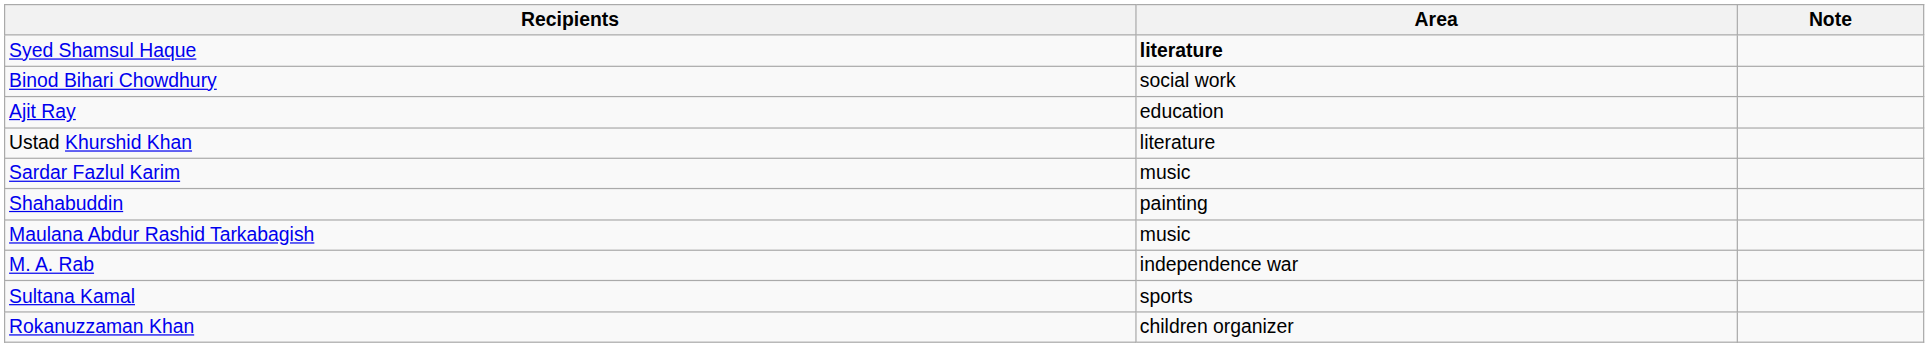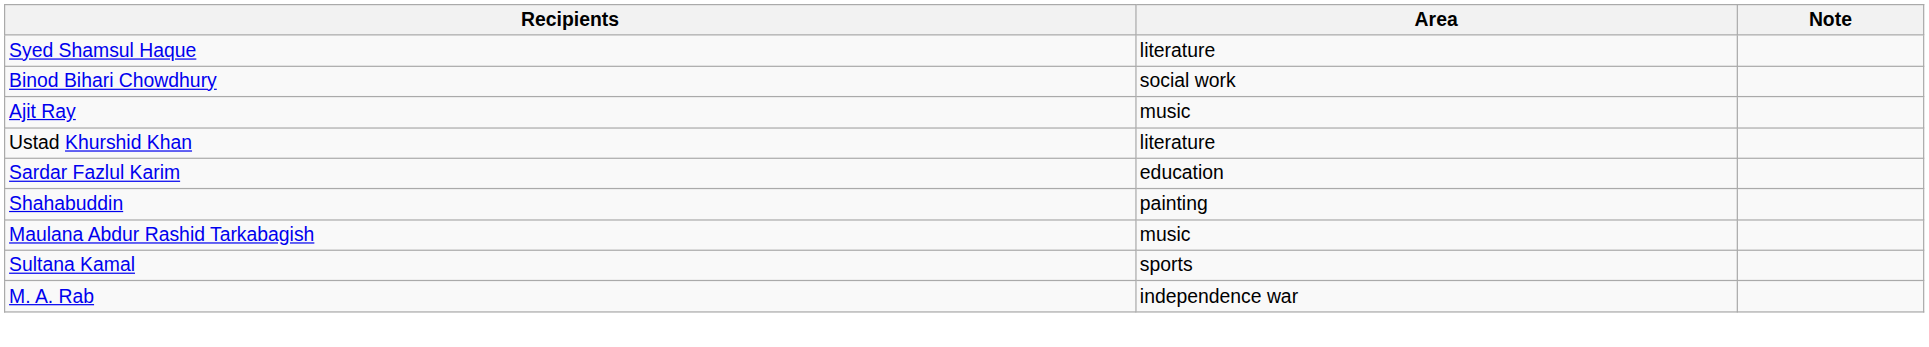(1181, 50) bold -> (1178, 50) normal
(1182, 111) education -> (1165, 111) music
(1165, 173) music -> (1182, 173) education
rows swapped: (52, 265) <-> (72, 296)
- row: (102, 326)
